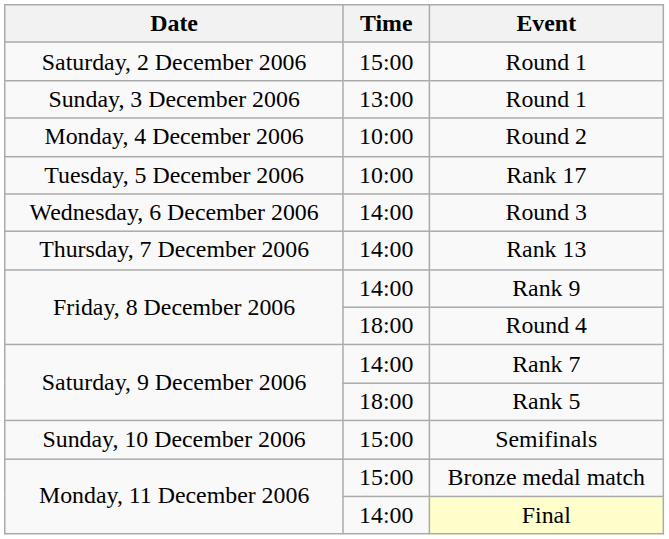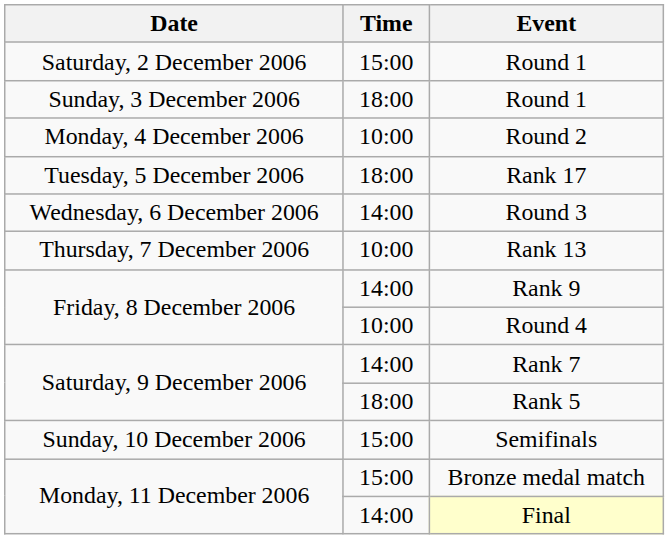(386, 99) 13:00 -> (386, 99) 18:00
(386, 174) 10:00 -> (386, 174) 18:00
(386, 250) 14:00 -> (386, 250) 10:00
(386, 325) 18:00 -> (386, 325) 10:00
